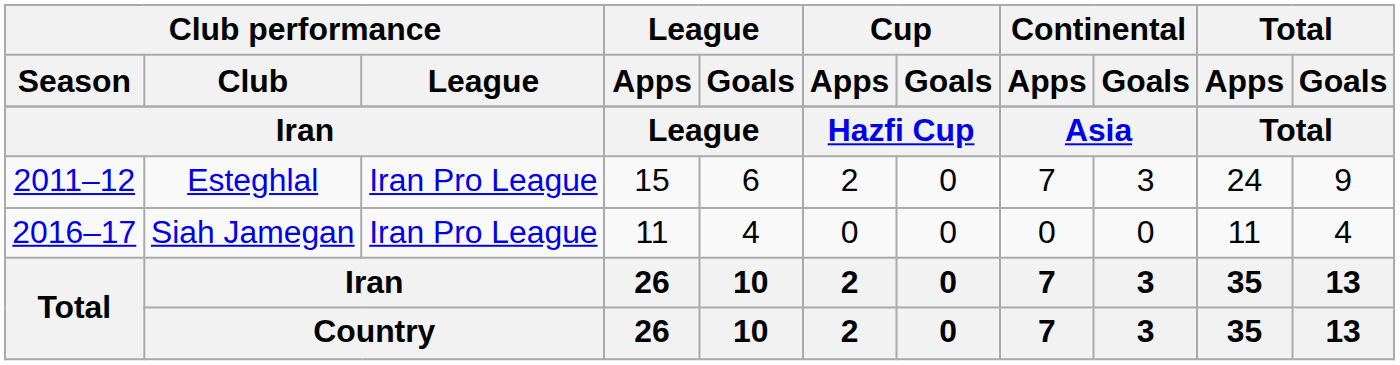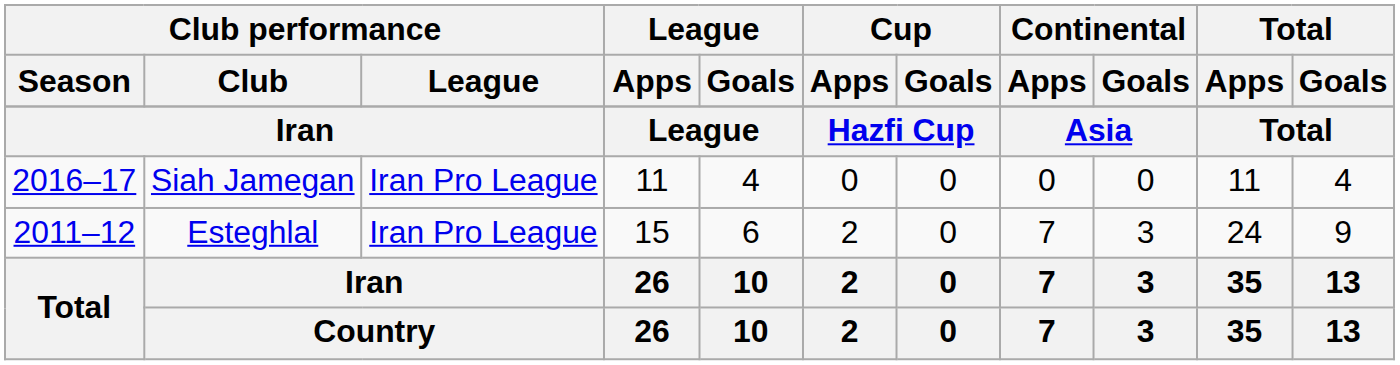rows swapped: (253, 181) <-> (253, 231)
